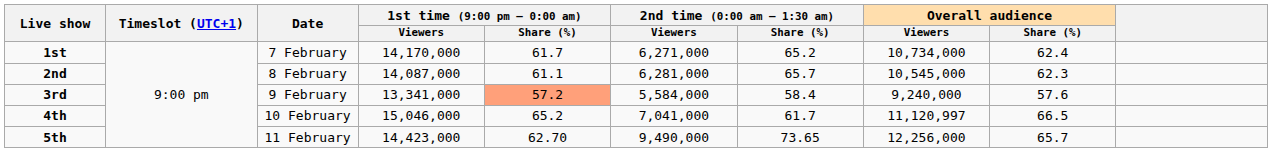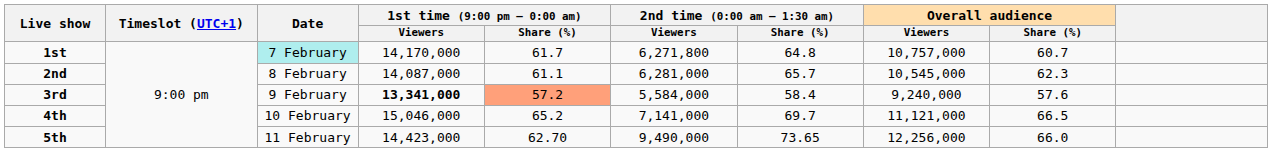(308, 52) no background -> (308, 52) paleturquoise background
(674, 52) 6,271,000 -> (674, 52) 6,271,800
(800, 52) 65.2 -> (800, 52) 64.8
(926, 52) 10,734,000 -> (926, 52) 10,757,000
(1053, 52) 62.4 -> (1053, 52) 60.7
(421, 95) normal -> (421, 95) bold
(674, 116) 7,041,000 -> (674, 116) 7,141,000
(800, 116) 61.7 -> (800, 116) 69.7
(926, 116) 11,120,997 -> (926, 116) 11,121,000
(1053, 137) 65.7 -> (1053, 137) 66.0
